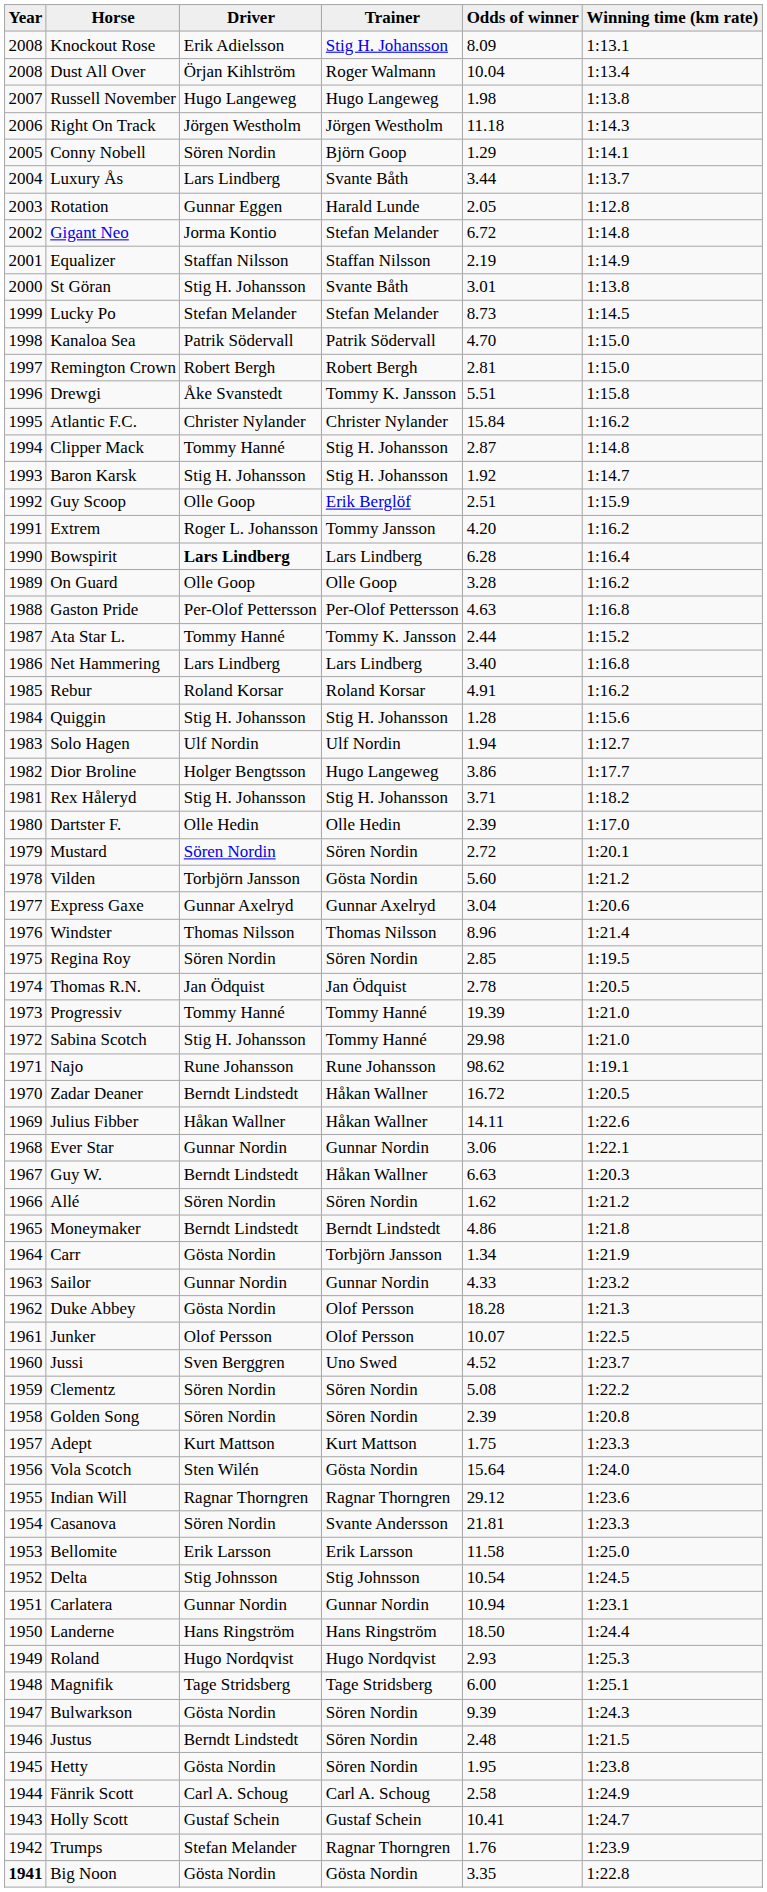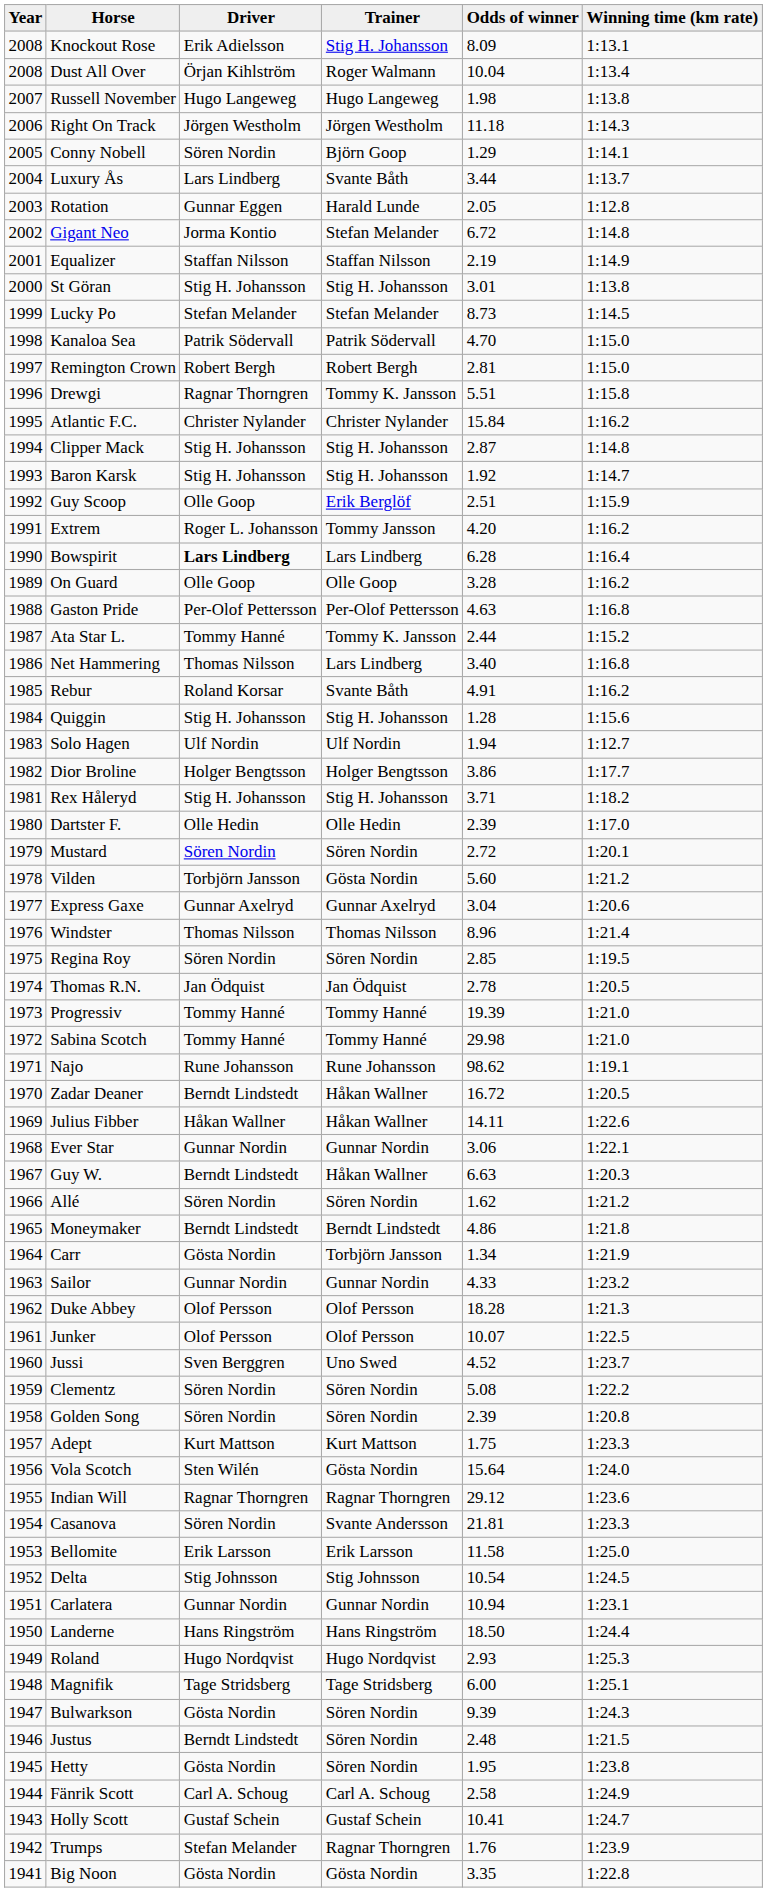(367, 286) Svante Båth -> (387, 286) Stig H. Johansson
(233, 394) Åke Svanstedt -> (246, 394) Ragnar Thorngren
(234, 448) Tommy Hanné -> (245, 448) Stig H. Johansson
(232, 663) Lars Lindberg -> (239, 663) Thomas Nilsson
(376, 690) Roland Korsar -> (367, 690) Svante Båth
(382, 771) Hugo Langeweg -> (387, 771) Holger Bengtsson
(245, 1040) Stig H. Johansson -> (234, 1040) Tommy Hanné
(230, 1309) Gösta Nordin -> (228, 1309) Olof Persson
(25, 1873) bold -> (25, 1873) normal
